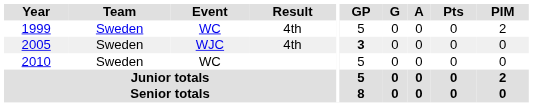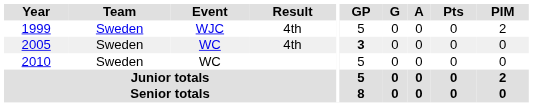(210, 28) WC -> (210, 28) WJC
(210, 45) WJC -> (210, 45) WC
